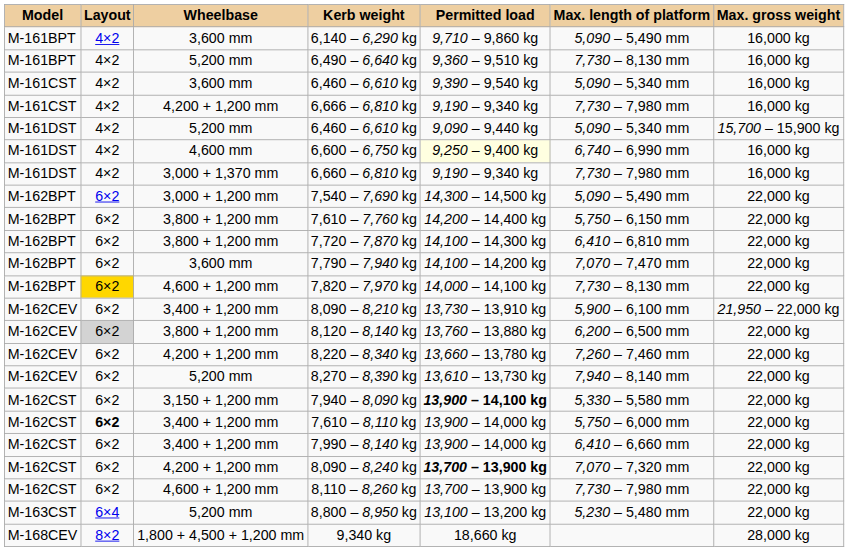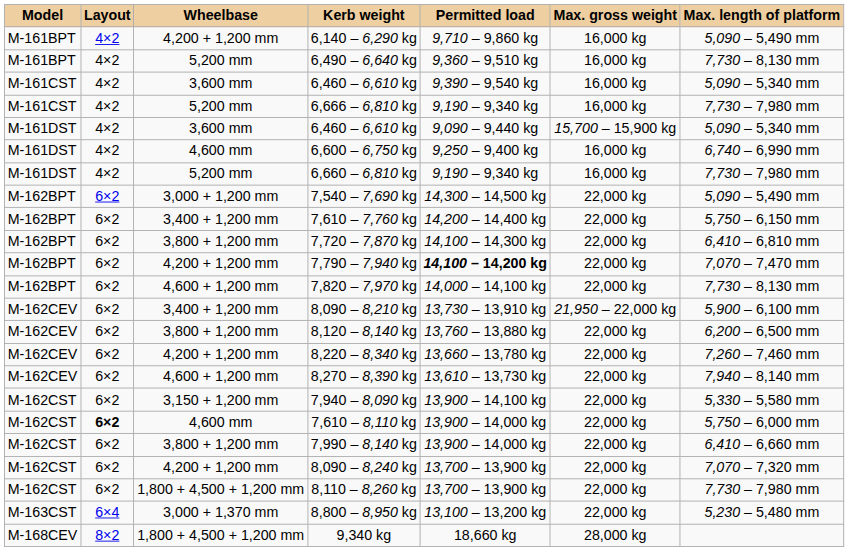columns swapped: (778, 15) <-> (632, 15)
(221, 38) 3,600 mm -> (221, 38) 4,200 + 1,200 mm
(221, 106) 4,200 + 1,200 mm -> (221, 106) 5,200 mm
(221, 128) 5,200 mm -> (221, 128) 3,600 mm
(485, 151) lightyellow background -> (485, 151) no background
(221, 173) 3,000 + 1,370 mm -> (221, 173) 5,200 mm
(221, 219) 3,800 + 1,200 mm -> (221, 219) 3,400 + 1,200 mm
(221, 264) 3,600 mm -> (221, 264) 4,200 + 1,200 mm
(485, 264) normal -> (485, 264) bold
(107, 286) gold background -> (107, 286) no background
(107, 331) lightgrey background -> (107, 331) no background
(221, 377) 5,200 mm -> (221, 377) 4,600 + 1,200 mm
(485, 399) bold -> (485, 399) normal
(221, 422) 3,400 + 1,200 mm -> (221, 422) 4,600 mm
(221, 444) 3,400 + 1,200 mm -> (221, 444) 3,800 + 1,200 mm
(485, 467) bold -> (485, 467) normal
(221, 490) 4,600 + 1,200 mm -> (221, 490) 1,800 + 4,500 + 1,200 mm
(221, 512) 5,200 mm -> (221, 512) 3,000 + 1,370 mm
